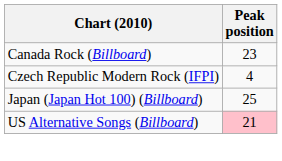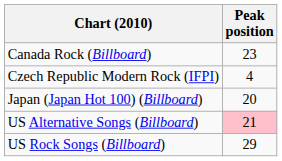(250, 99) 25 -> (250, 99) 20
+ row: (86, 144)
